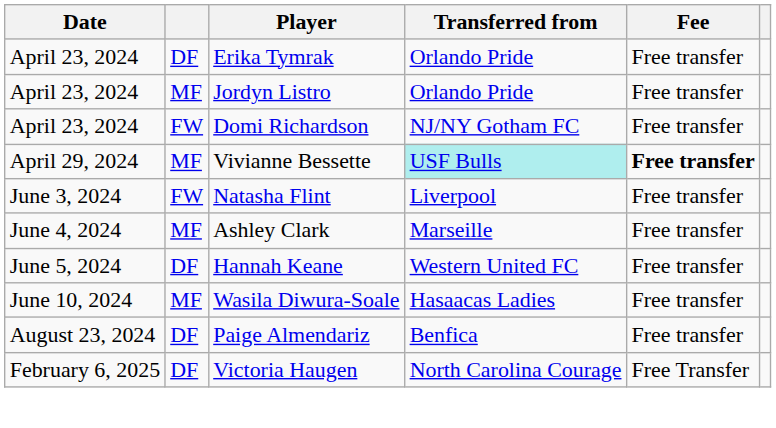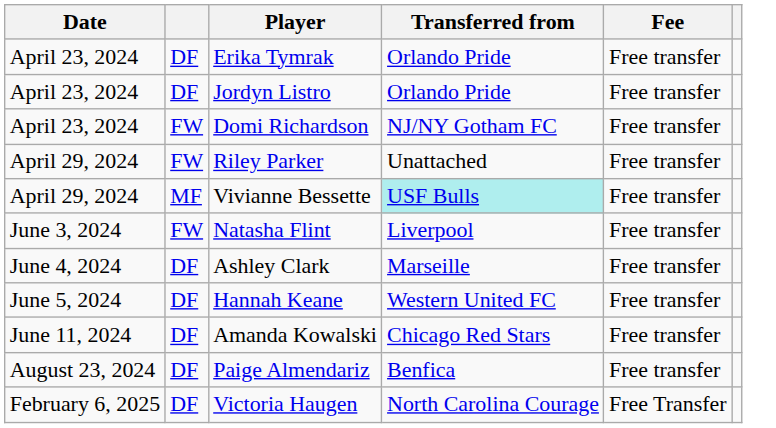(186, 91) MF -> (184, 91) DF
+ row: (268, 160)
(693, 160) bold -> (665, 195) normal
(186, 230) MF -> (184, 265) DF
- row: (306, 299)
+ row: (295, 334)
